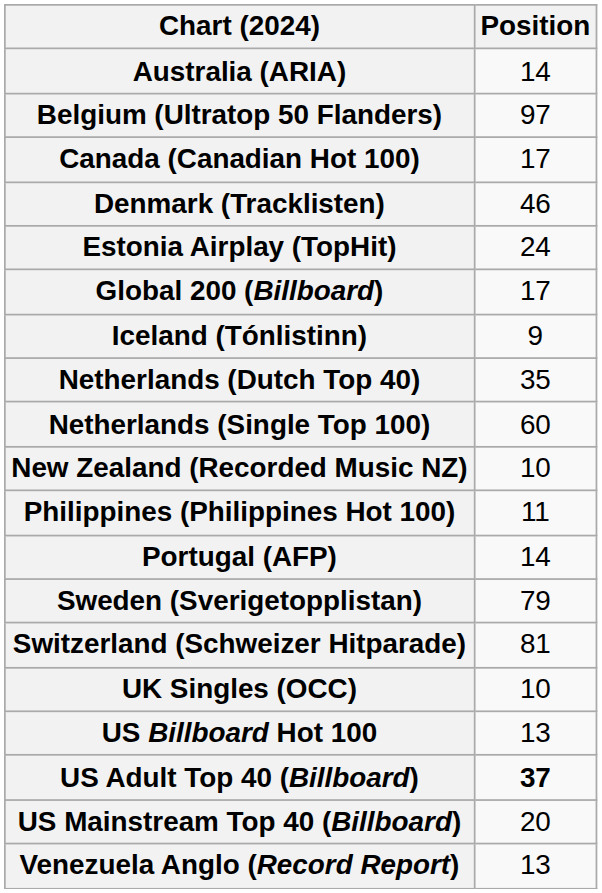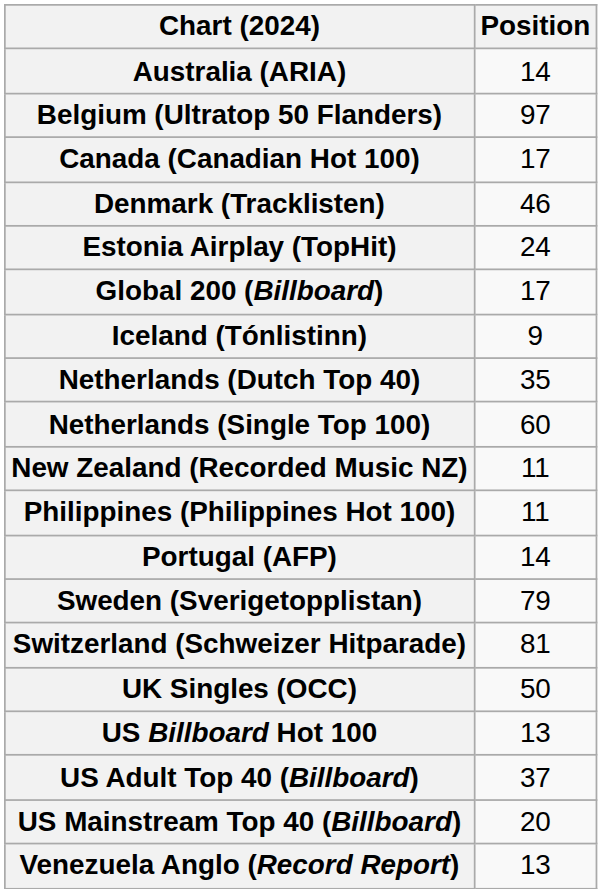(535, 468) 10 -> (535, 468) 11
(535, 688) 10 -> (535, 688) 50
(535, 777) bold -> (535, 777) normal
